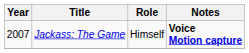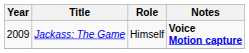(18, 34) 2007 -> (18, 34) 2009
